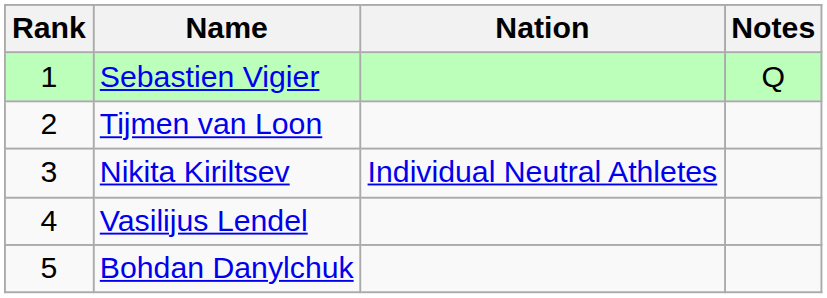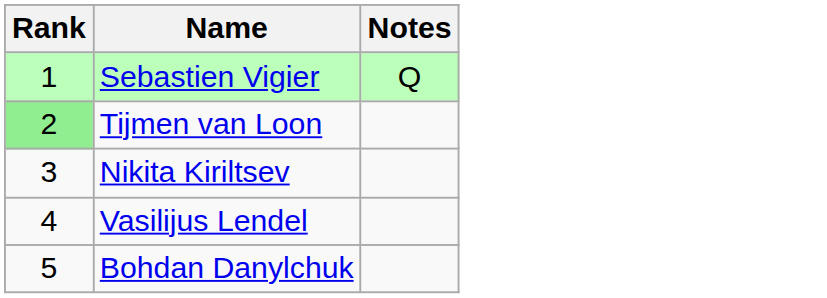- column: (542, 28)
(49, 124) no background -> (49, 124) lightgreen background
